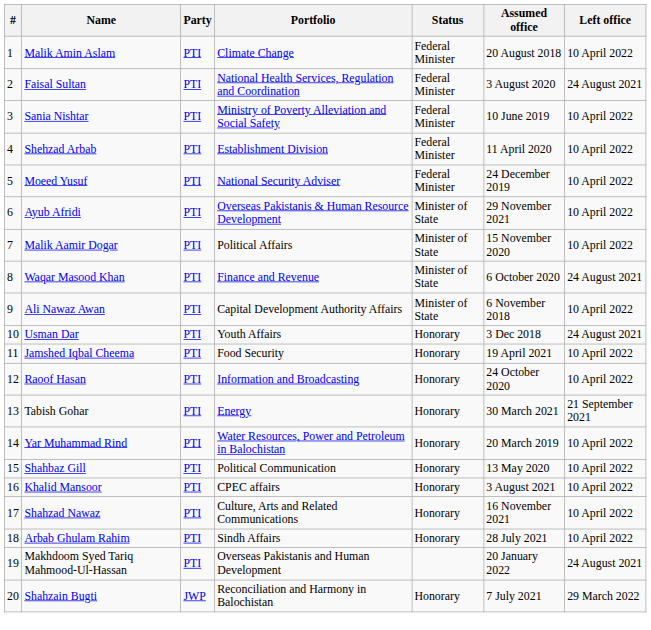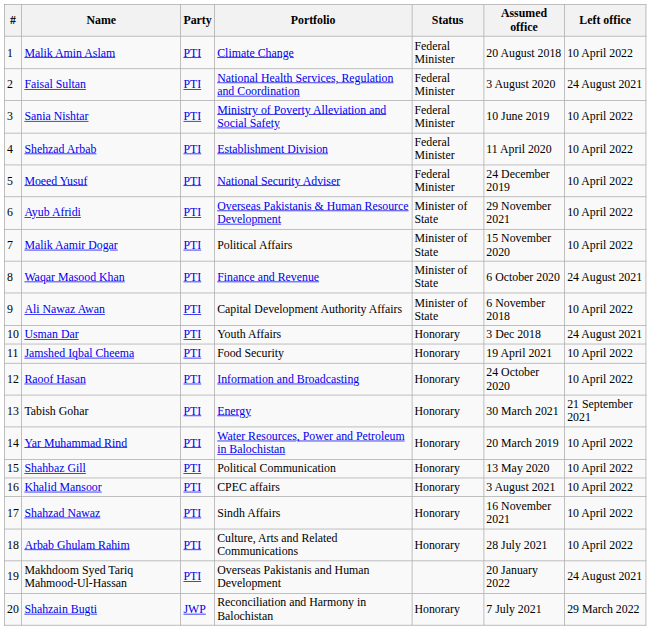(277, 512) Culture, Arts and Related Communications -> (249, 512) Sindh Affairs
(249, 538) Sindh Affairs -> (277, 545) Culture, Arts and Related Communications
